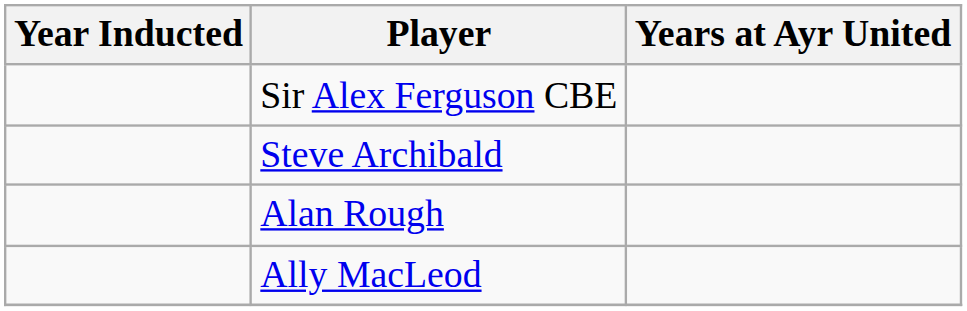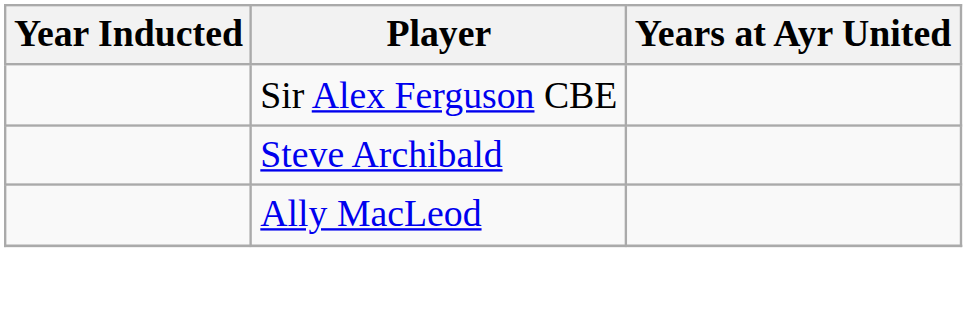- row: (352, 214)
